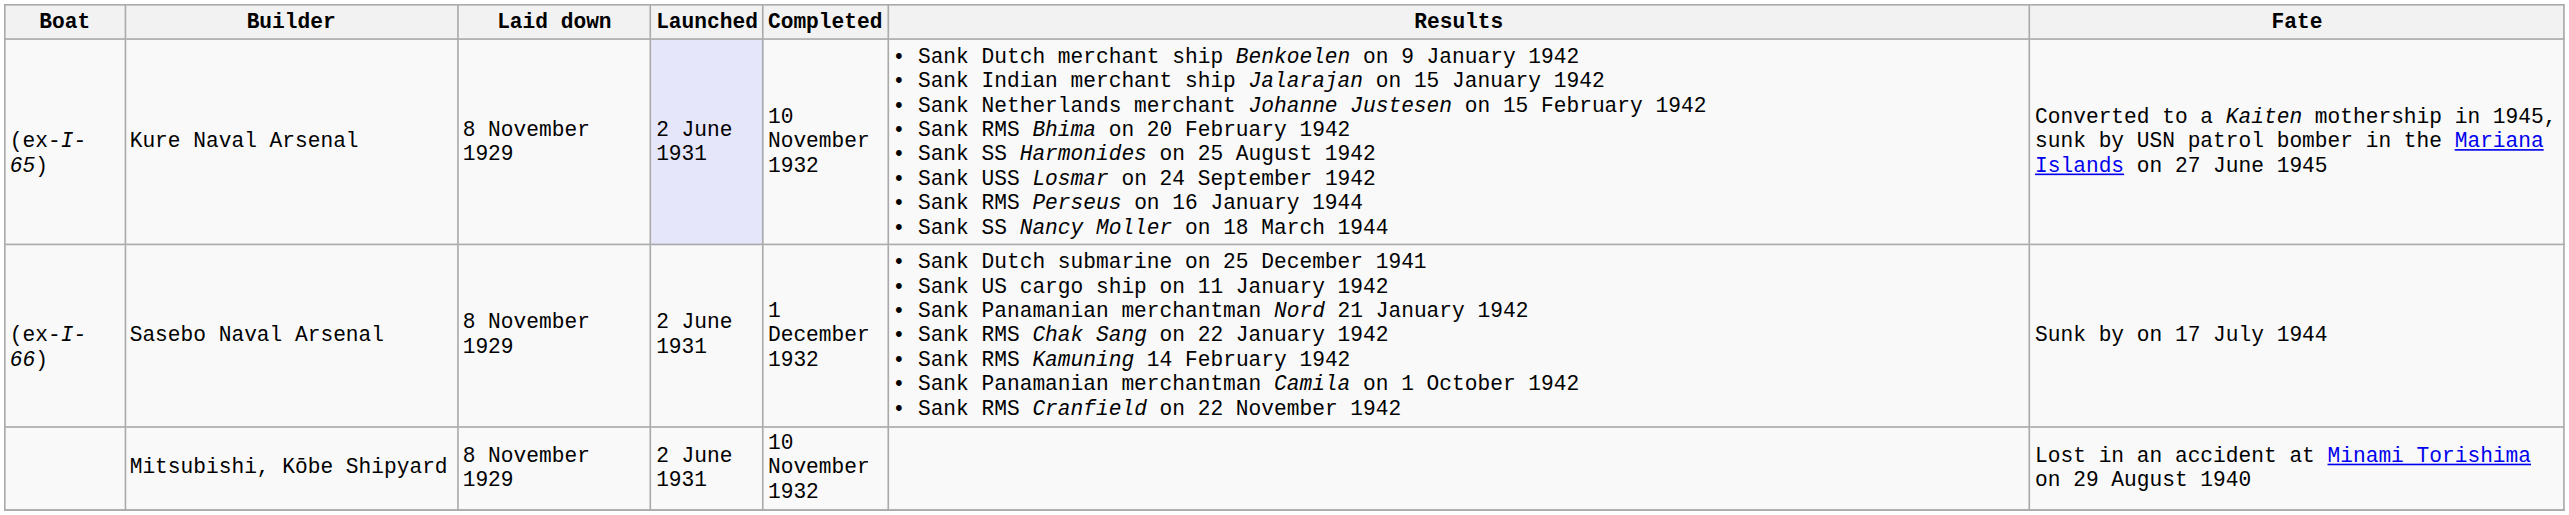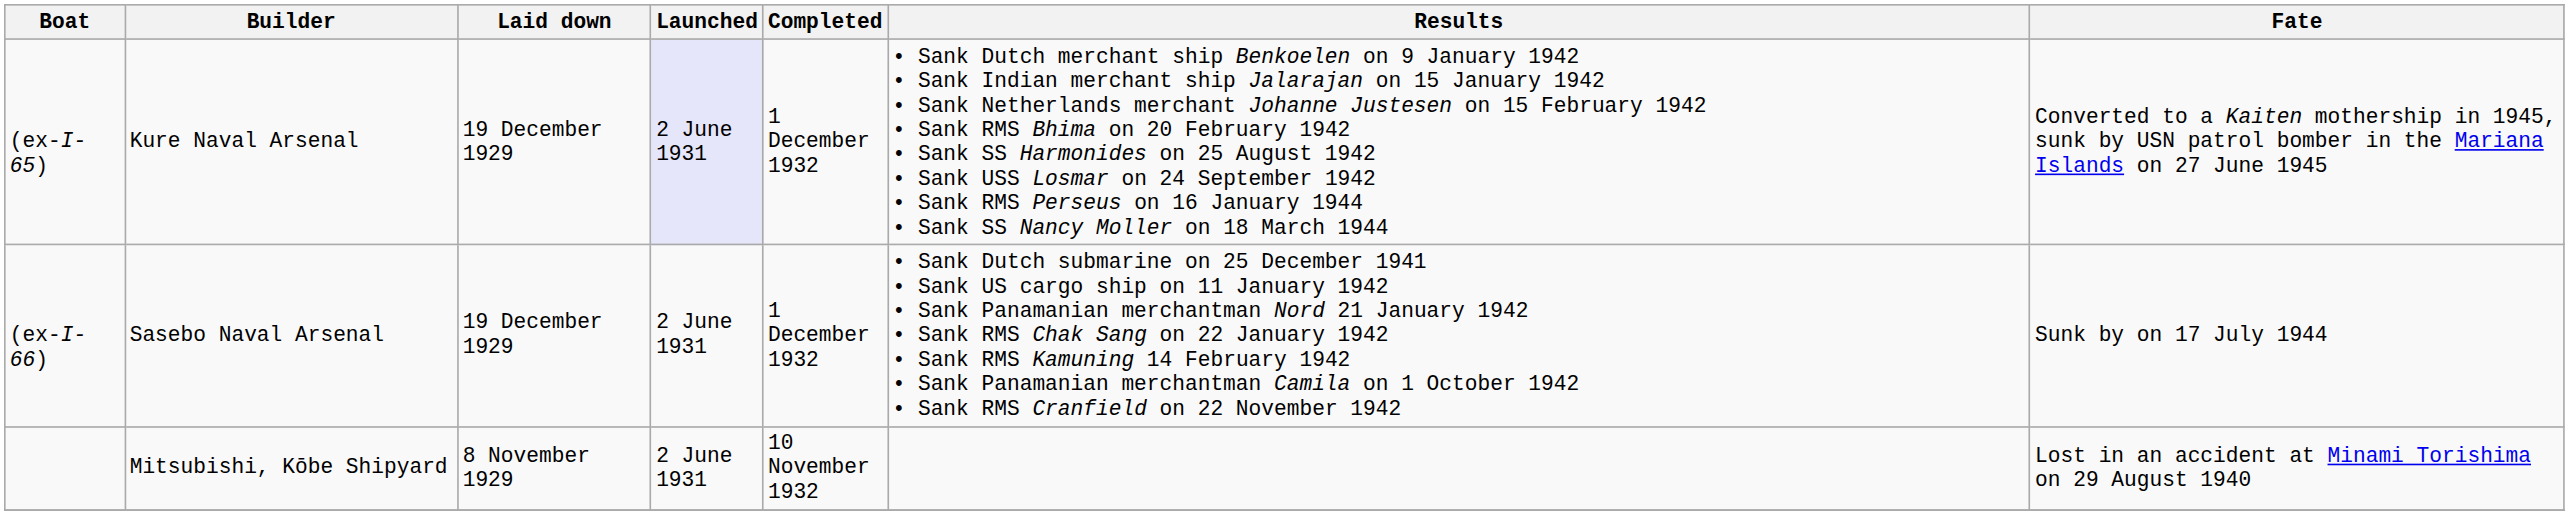(526, 142) 8 November 1929 -> (533, 142) 19 December 1929
(819, 142) 10 November 1932 -> (819, 142) 1 December 1932
(526, 336) 8 November 1929 -> (533, 336) 19 December 1929
